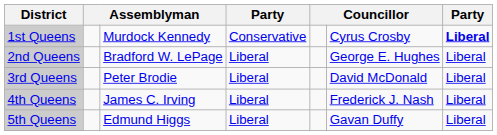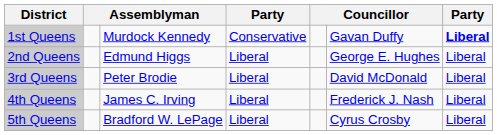(370, 36) Cyrus Crosby -> (366, 36) Gavan Duffy
(163, 57) Bradford W. LePage -> (147, 57) Edmund Higgs
(147, 120) Edmund Higgs -> (163, 120) Bradford W. LePage
(366, 120) Gavan Duffy -> (370, 120) Cyrus Crosby
